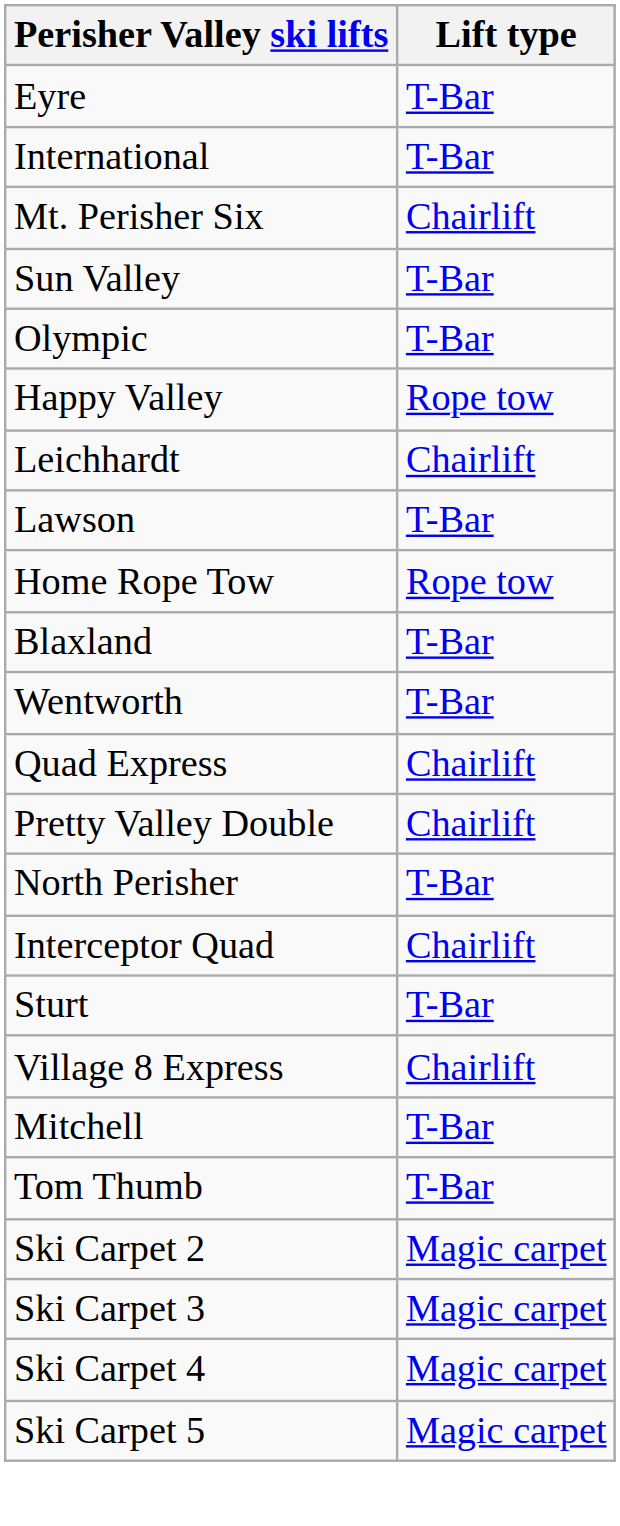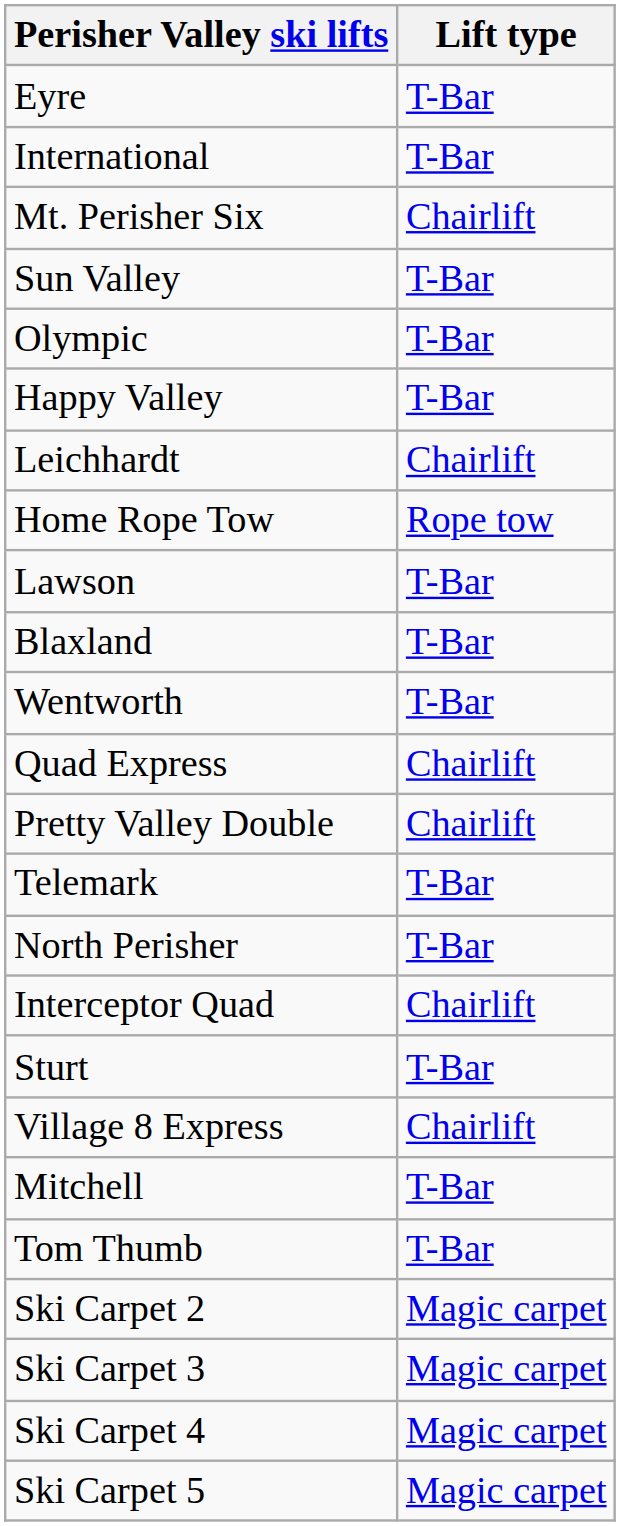(480, 398) Rope tow -> (450, 398) T-Bar
rows swapped: (144, 580) <-> (75, 519)
+ row: (86, 883)
